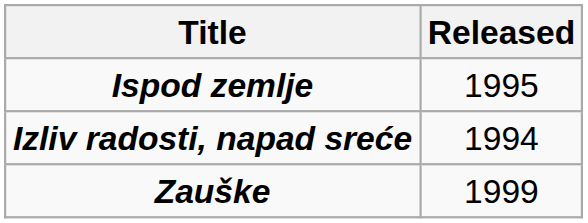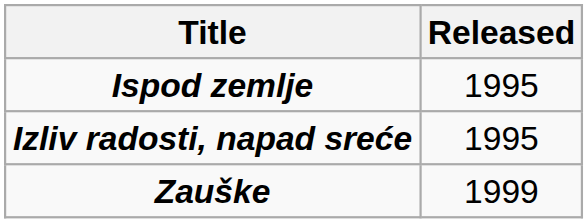(501, 138) 1994 -> (501, 138) 1995
